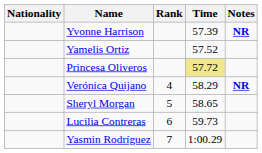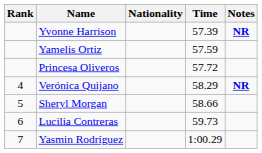columns swapped: (169, 13) <-> (34, 13)
(205, 49) 57.52 -> (205, 49) 57.59
(205, 67) khaki background -> (205, 67) no background
(205, 103) 58.65 -> (205, 103) 58.66
